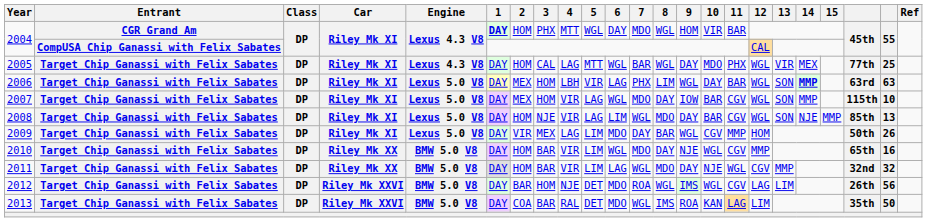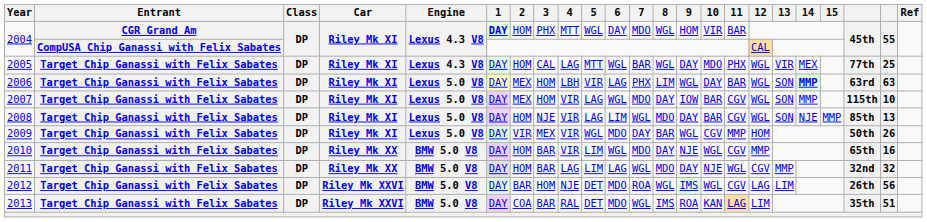(570, 134) LAG -> (570, 134) VIR
(594, 134) LIM -> (594, 134) WGL
(570, 169) VIR -> (570, 169) LAG
(889, 203) 50 -> (889, 203) 51
